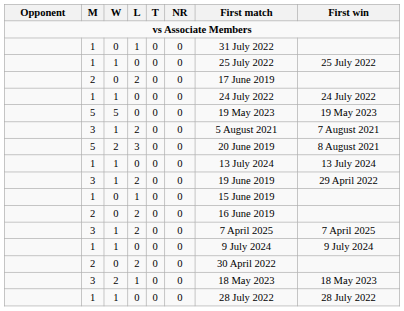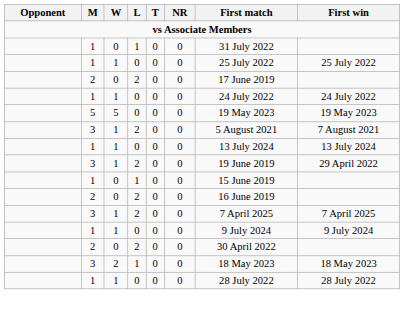- row: (93, 146)
